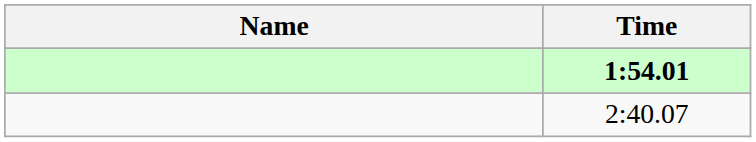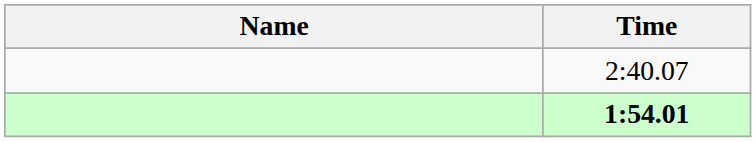rows swapped: (647, 70) <-> (647, 114)
